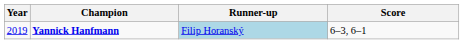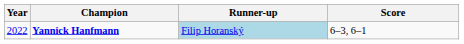(17, 30) 2019 -> (17, 30) 2022
